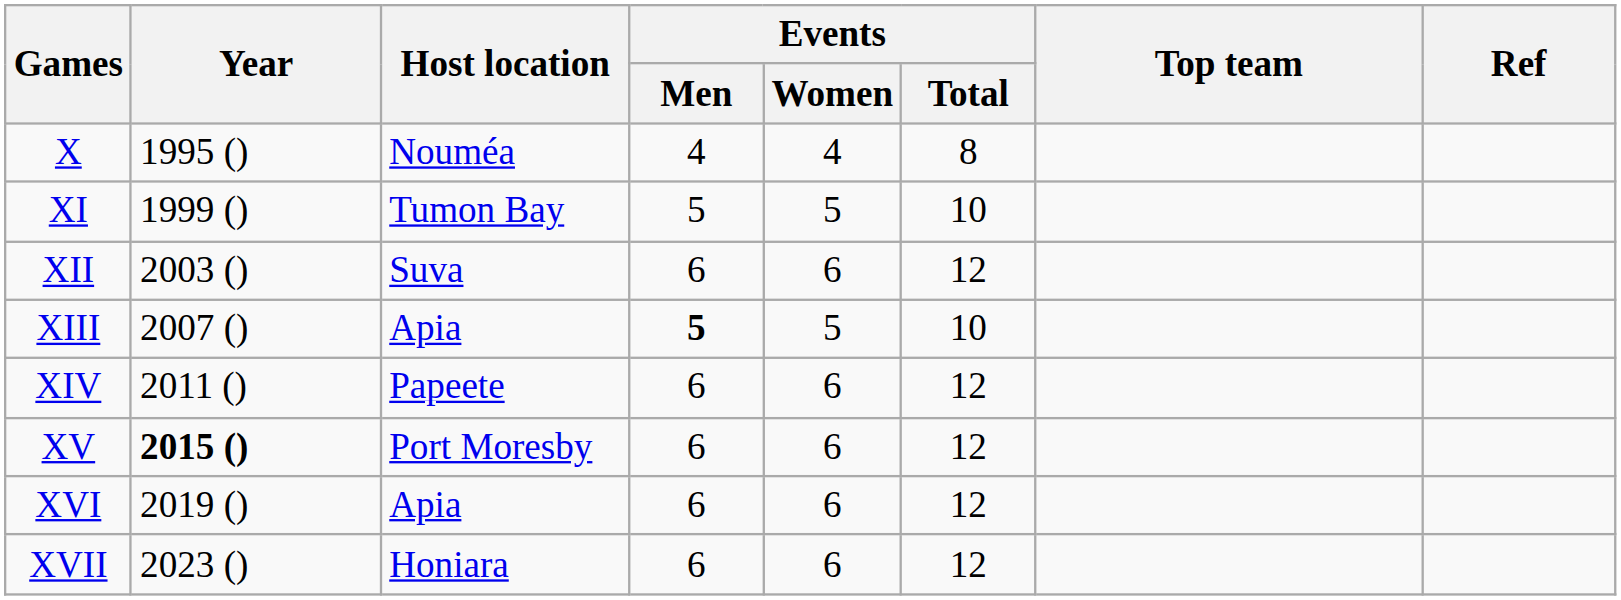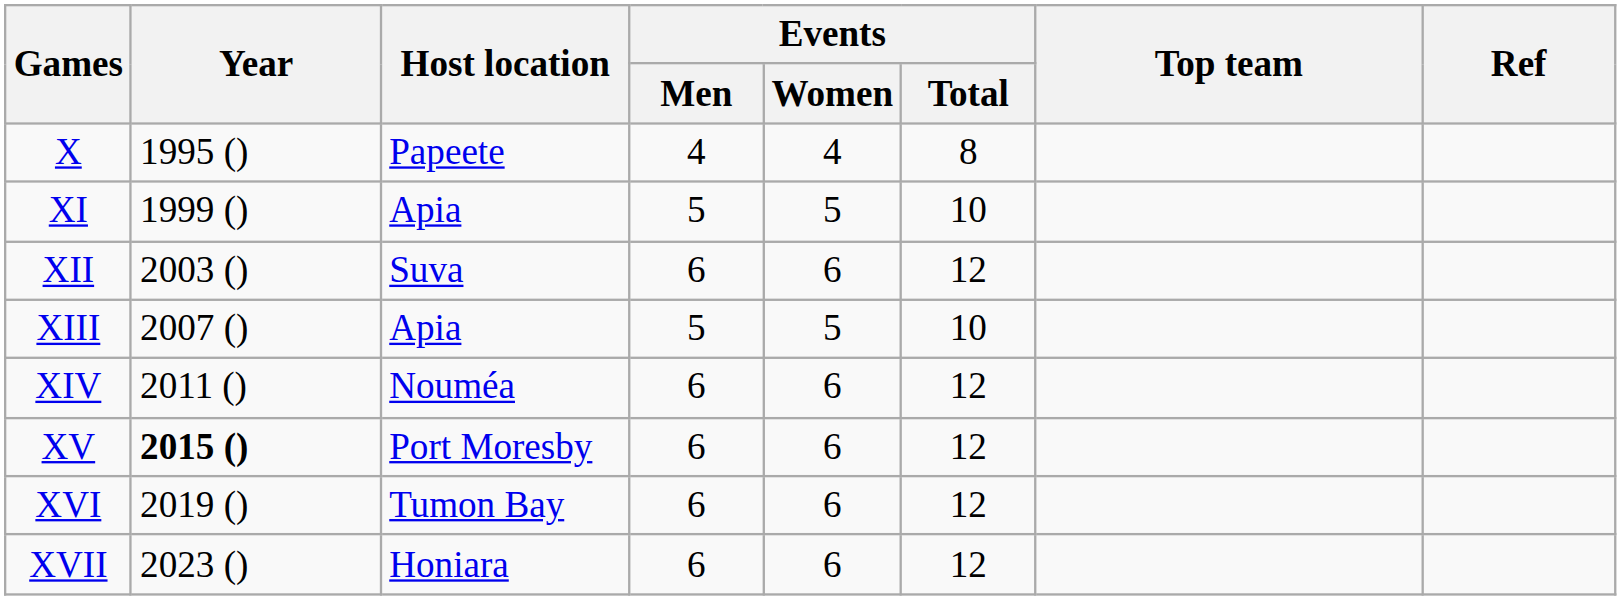(452, 151) Nouméa -> (447, 151) Papeete
(477, 210) Tumon Bay -> (425, 210) Apia
(696, 328) bold -> (696, 328) normal
(447, 387) Papeete -> (452, 387) Nouméa
(425, 504) Apia -> (477, 504) Tumon Bay
